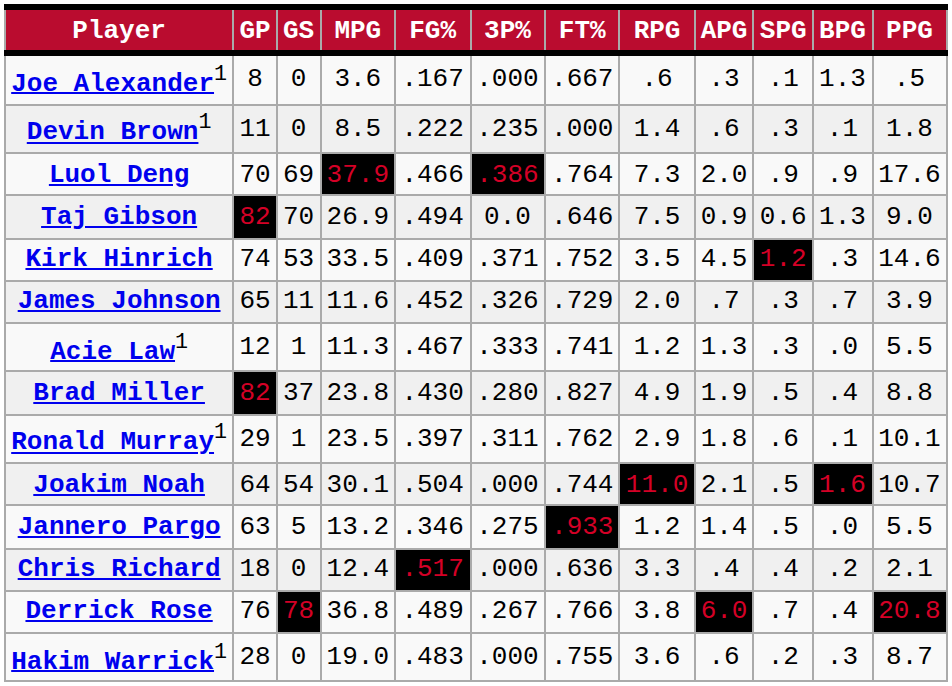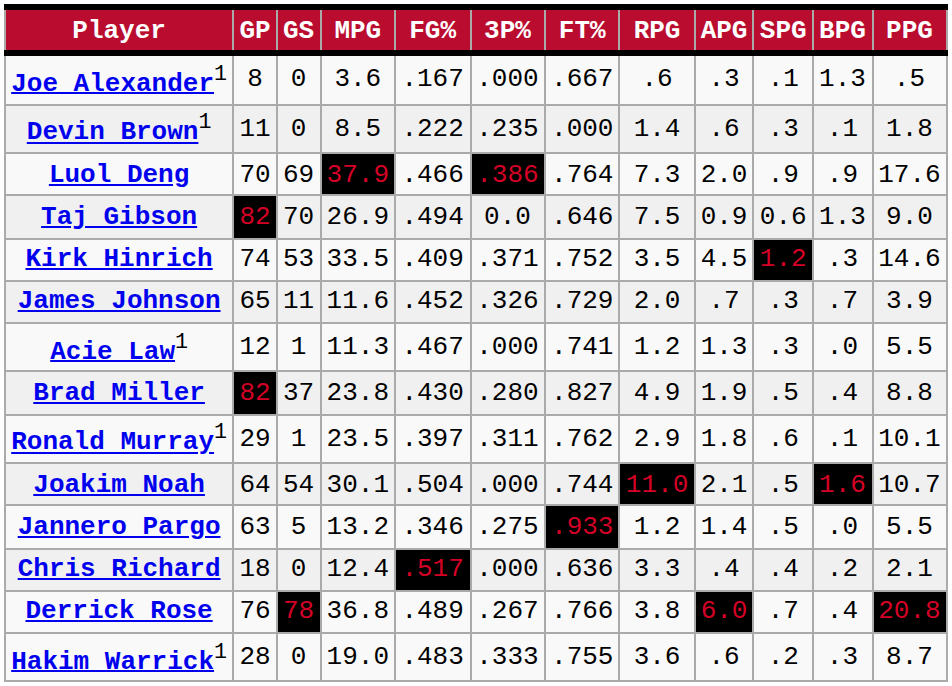(507, 347) .333 -> (507, 347) .000
(507, 657) .000 -> (507, 657) .333
